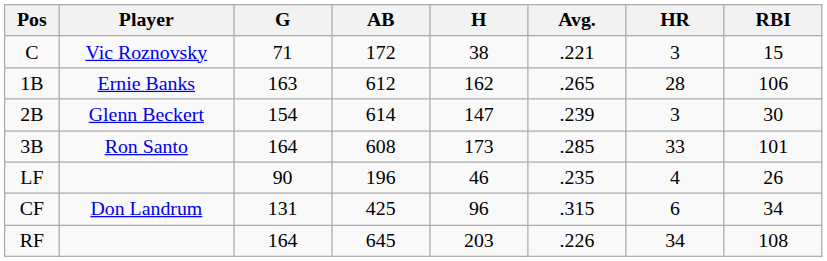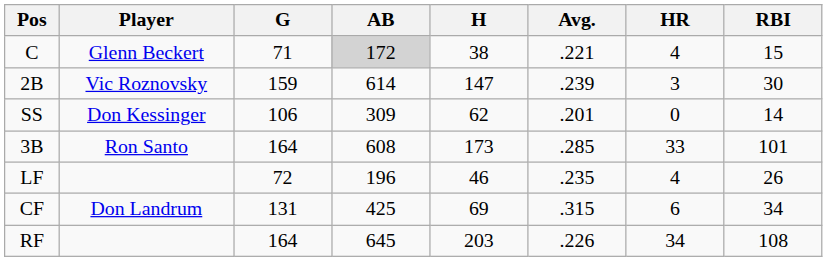(146, 51) Vic Roznovsky -> (146, 51) Glenn Beckert
(381, 51) no background -> (381, 51) lightgrey background
(675, 51) 3 -> (675, 51) 4
- row: (32, 83)
(146, 114) Glenn Beckert -> (146, 83) Vic Roznovsky
(283, 114) 154 -> (283, 83) 159
+ row: (32, 114)
(283, 177) 90 -> (283, 177) 72
(479, 209) 96 -> (479, 209) 69
